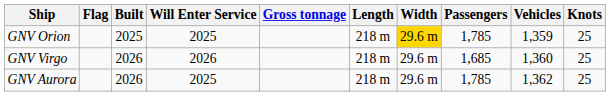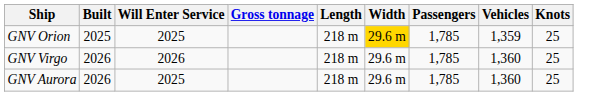- column: (96, 15)
(476, 58) 1,685 -> (444, 58) 1,785
(537, 79) 1,362 -> (505, 79) 1,360
